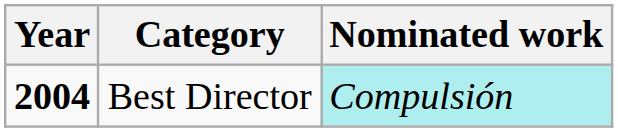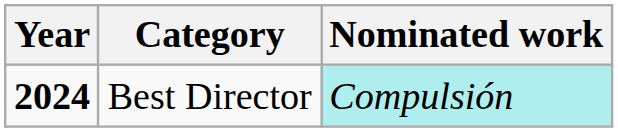(52, 95) 2004 -> (52, 95) 2024
